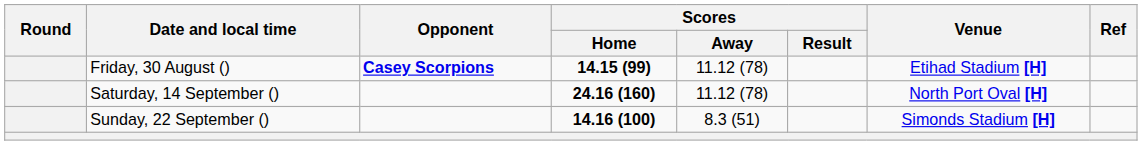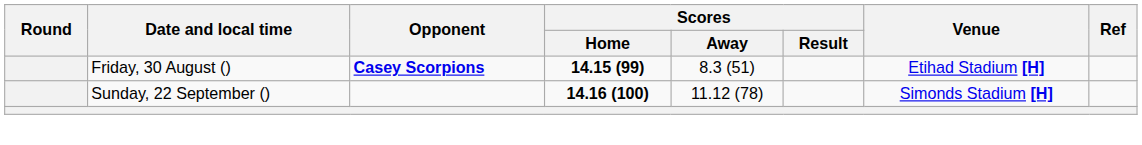(732, 69) 11.12 (78) -> (727, 69) 8.3 (51)
- row: (185, 94)
(732, 120) 8.3 (51) -> (727, 94) 11.12 (78)
